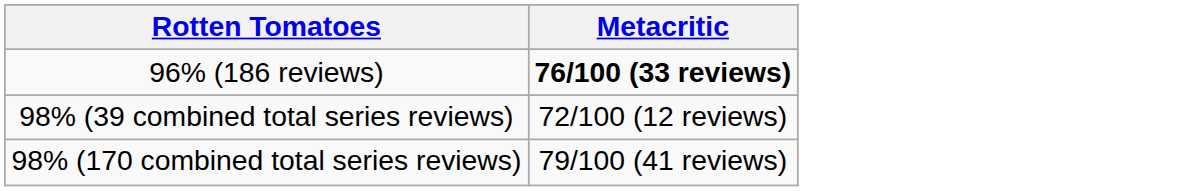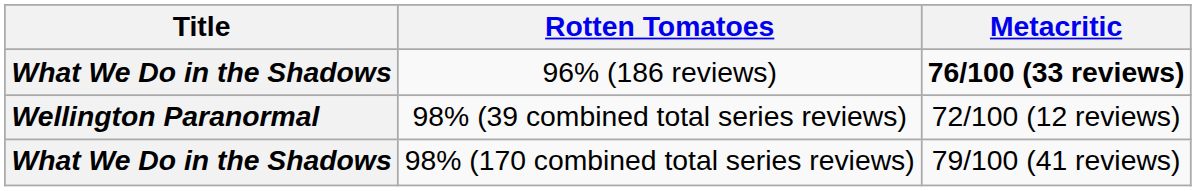+ column: (202, 26)
